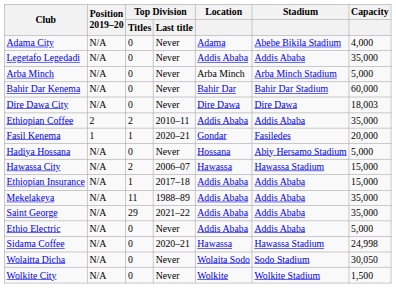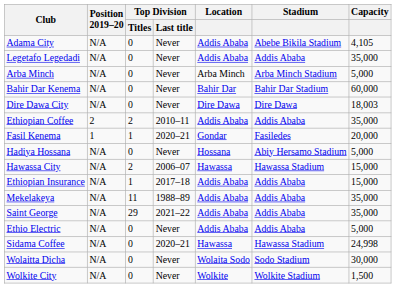(211, 43) Adama -> (223, 43) Addis Ababa
(362, 43) 4,000 -> (362, 43) 4,105
(365, 259) 30,050 -> (365, 259) 30,000
